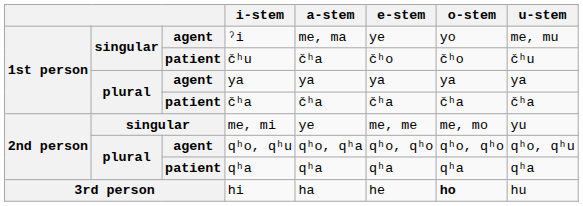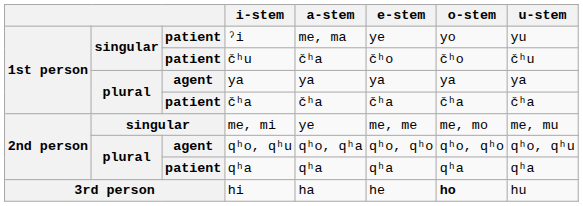(193, 37) agent -> (193, 37) patient
(534, 37) me, mu -> (518, 37) yu
(518, 125) yu -> (534, 125) me, mu
